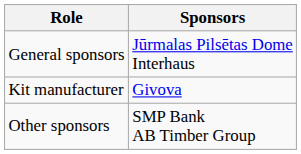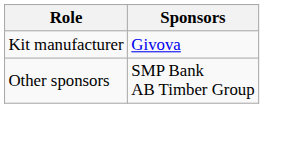- row: (66, 53)
